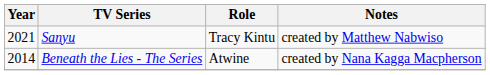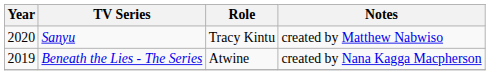(21, 37) 2021 -> (21, 37) 2020
(21, 59) 2014 -> (21, 59) 2019
